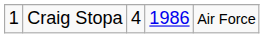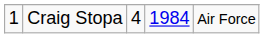(169, 18) 1986 -> (169, 18) 1984
